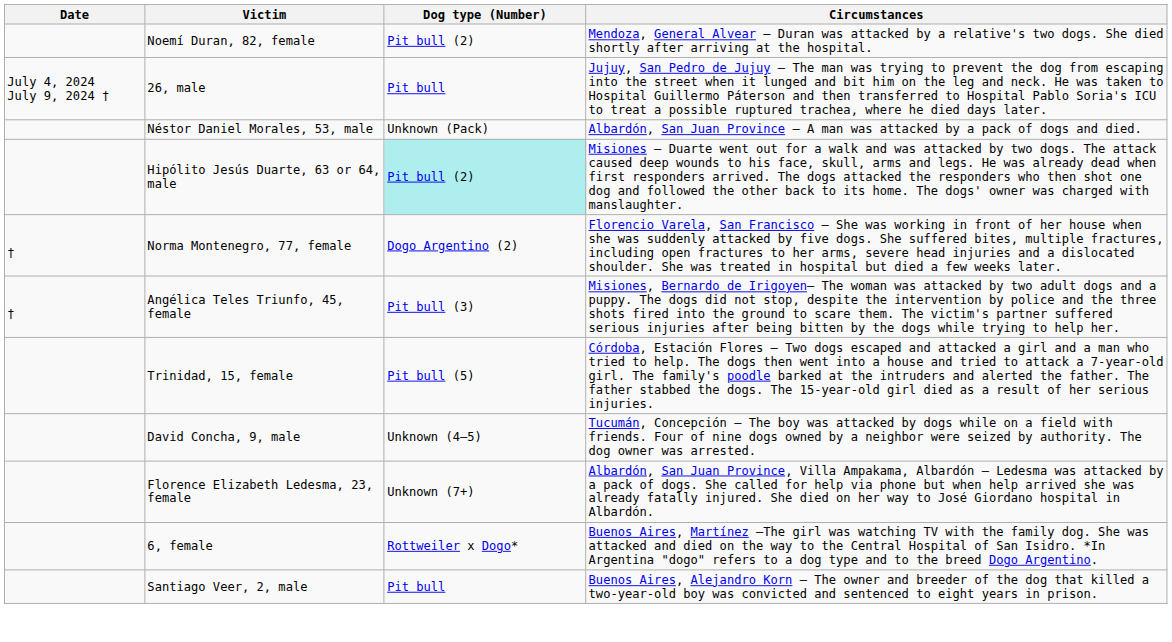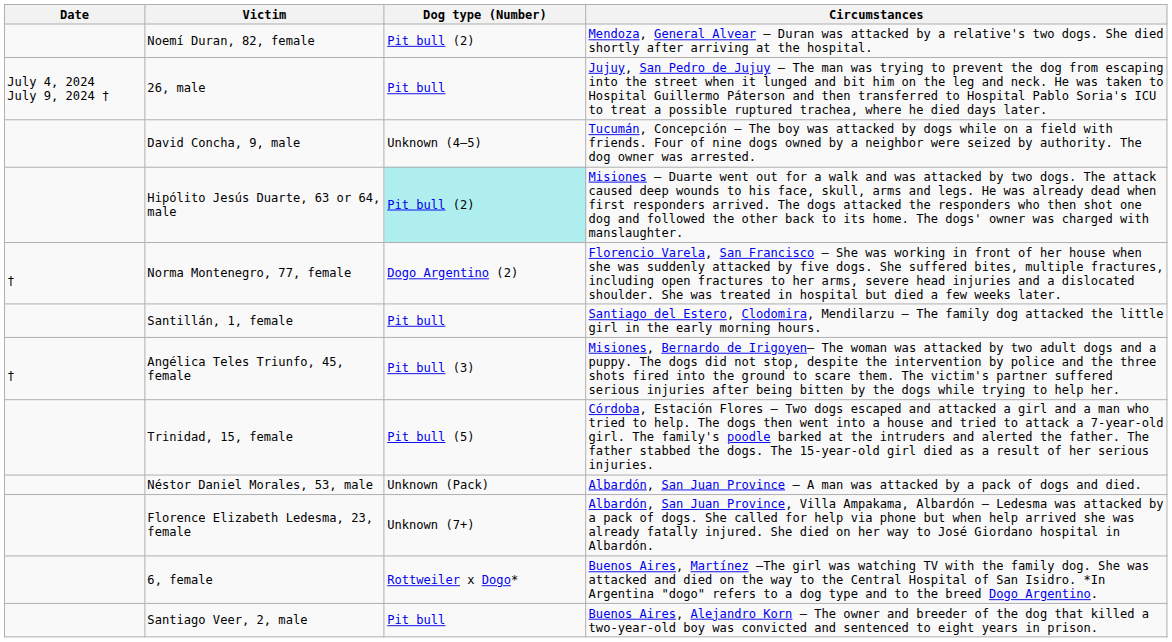rows swapped: (224, 437) <-> (260, 129)
+ row: (220, 321)
